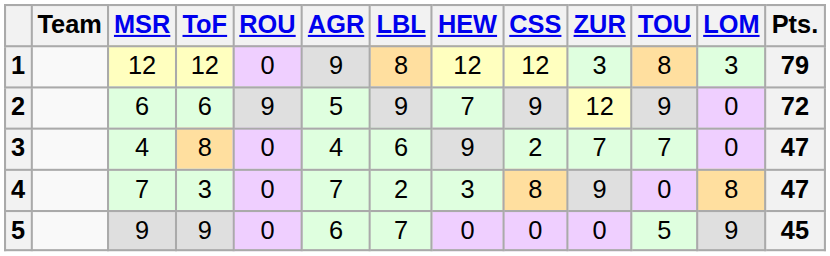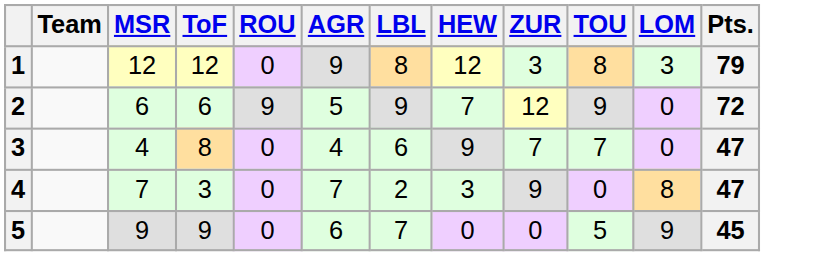- column: (535, 26)
